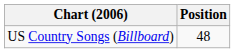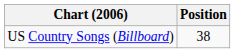(203, 36) 48 -> (203, 36) 38
